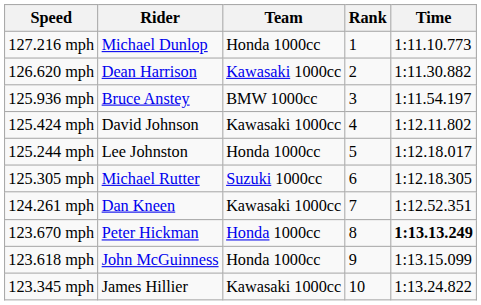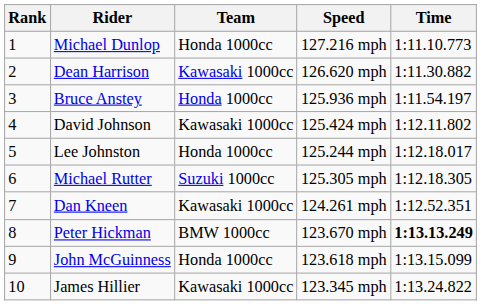columns swapped: (368, 18) <-> (51, 18)
(272, 98) BMW 1000cc -> (225, 98) Honda 1000cc
(273, 232) Honda 1000cc -> (224, 232) BMW 1000cc
